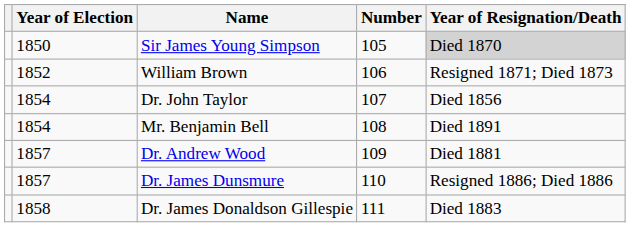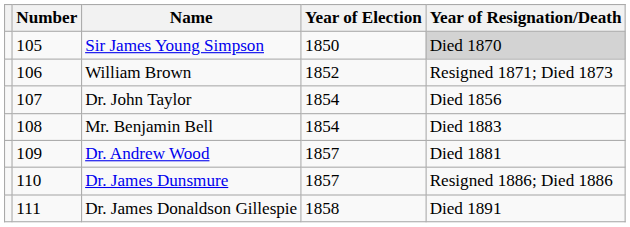columns swapped: (391, 18) <-> (75, 18)
(466, 126) Died 1891 -> (466, 126) Died 1883
(466, 208) Died 1883 -> (466, 208) Died 1891
